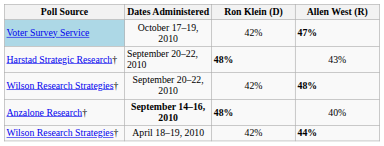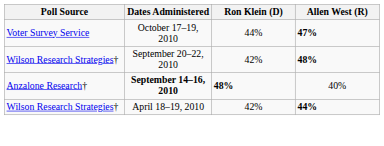(48, 33) lightblue background -> (48, 33) no background
(253, 33) 42% -> (253, 33) 44%
- row: (337, 59)
